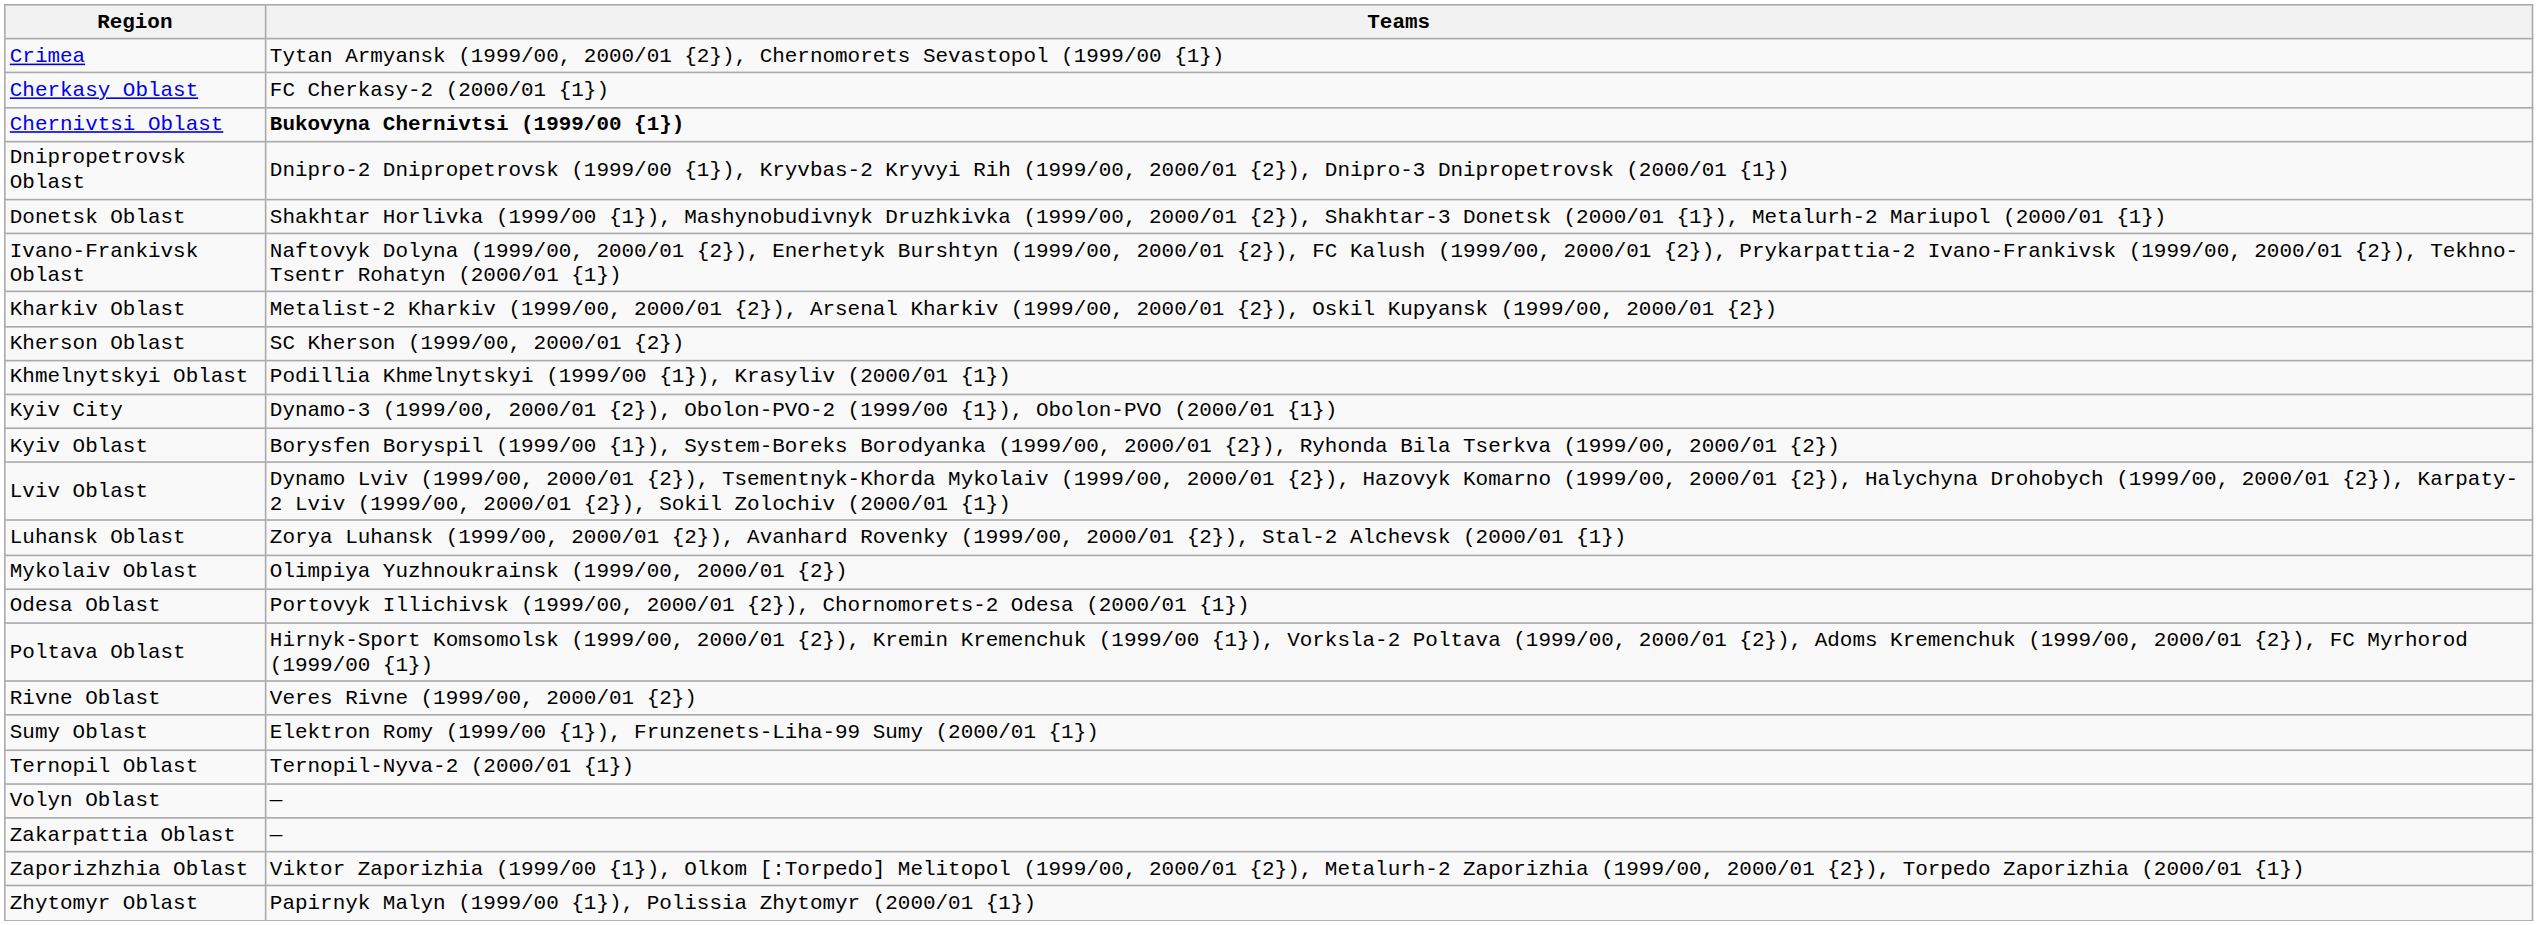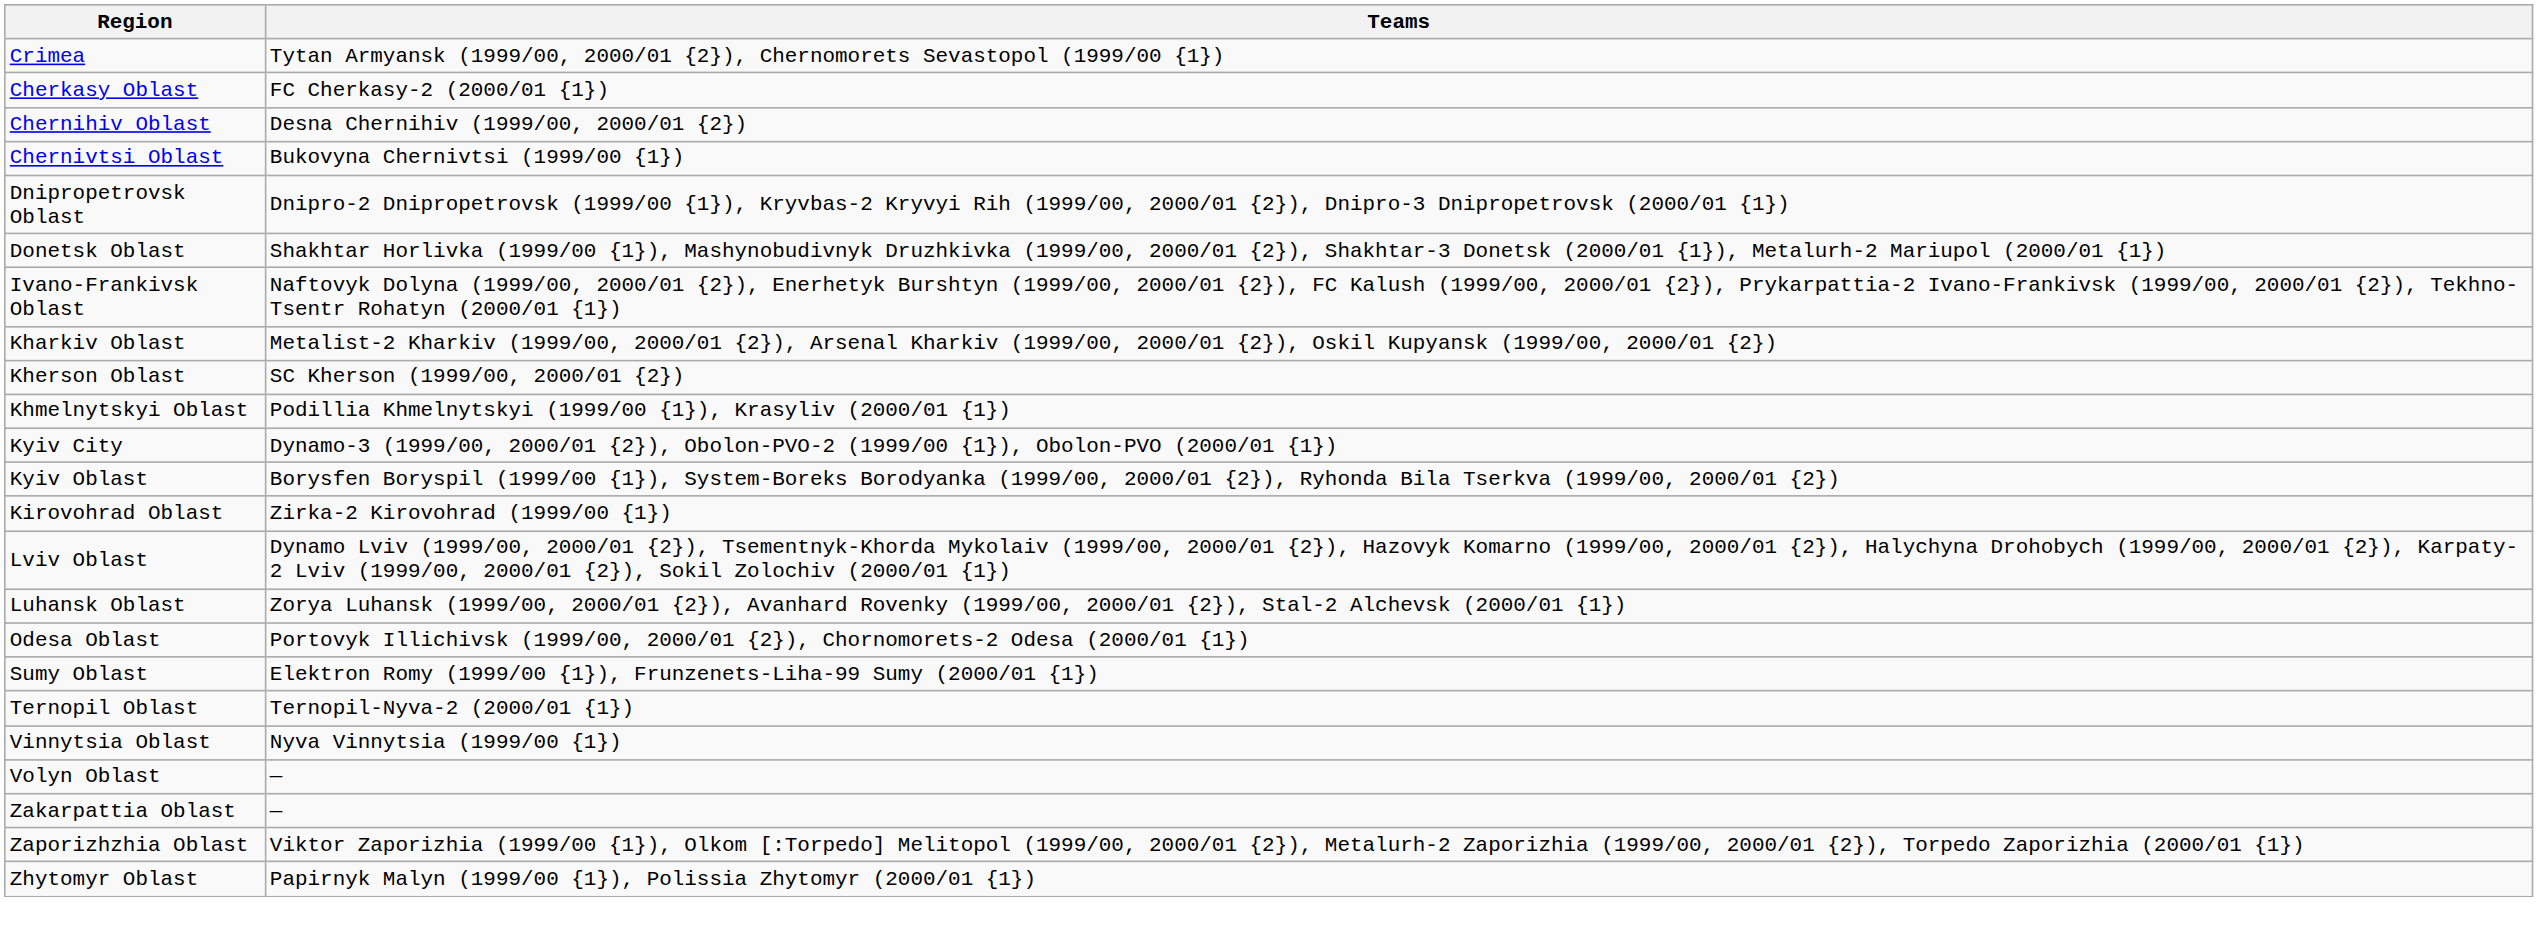+ row: (110, 124)
(477, 124) bold -> (477, 158) normal
+ row: (117, 514)
- row: (104, 572)
- row: (98, 652)
- row: (85, 698)
+ row: (110, 742)
